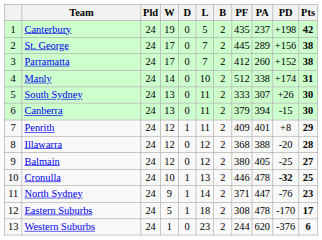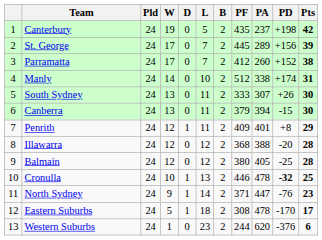(308, 45) 38 -> (308, 45) 39
(308, 161) 27 -> (308, 161) 28
